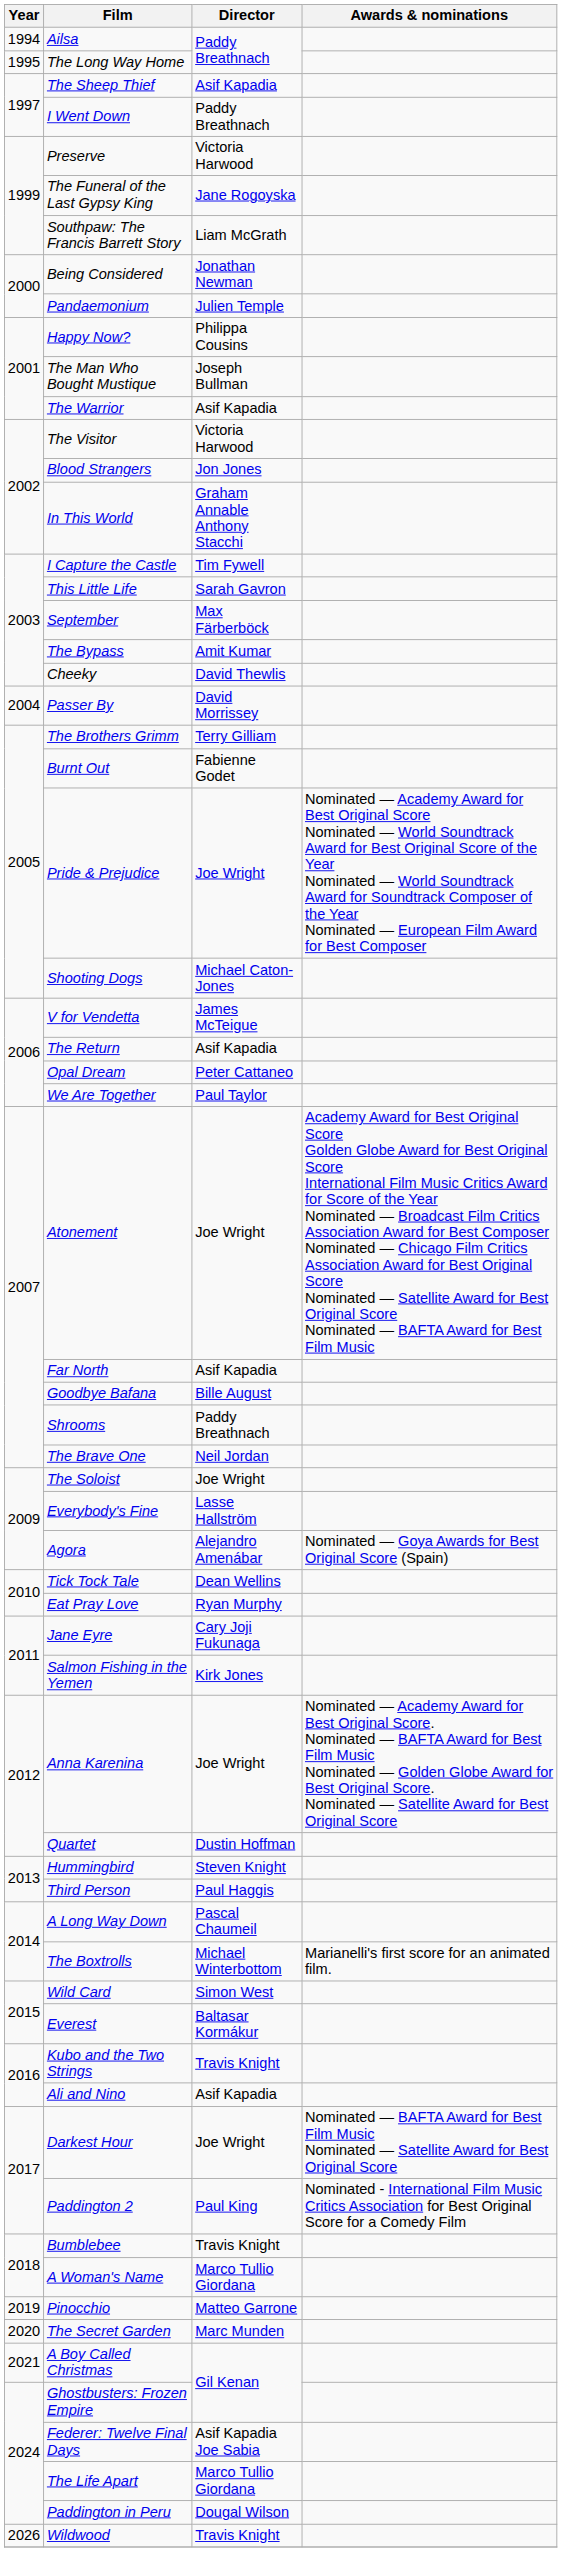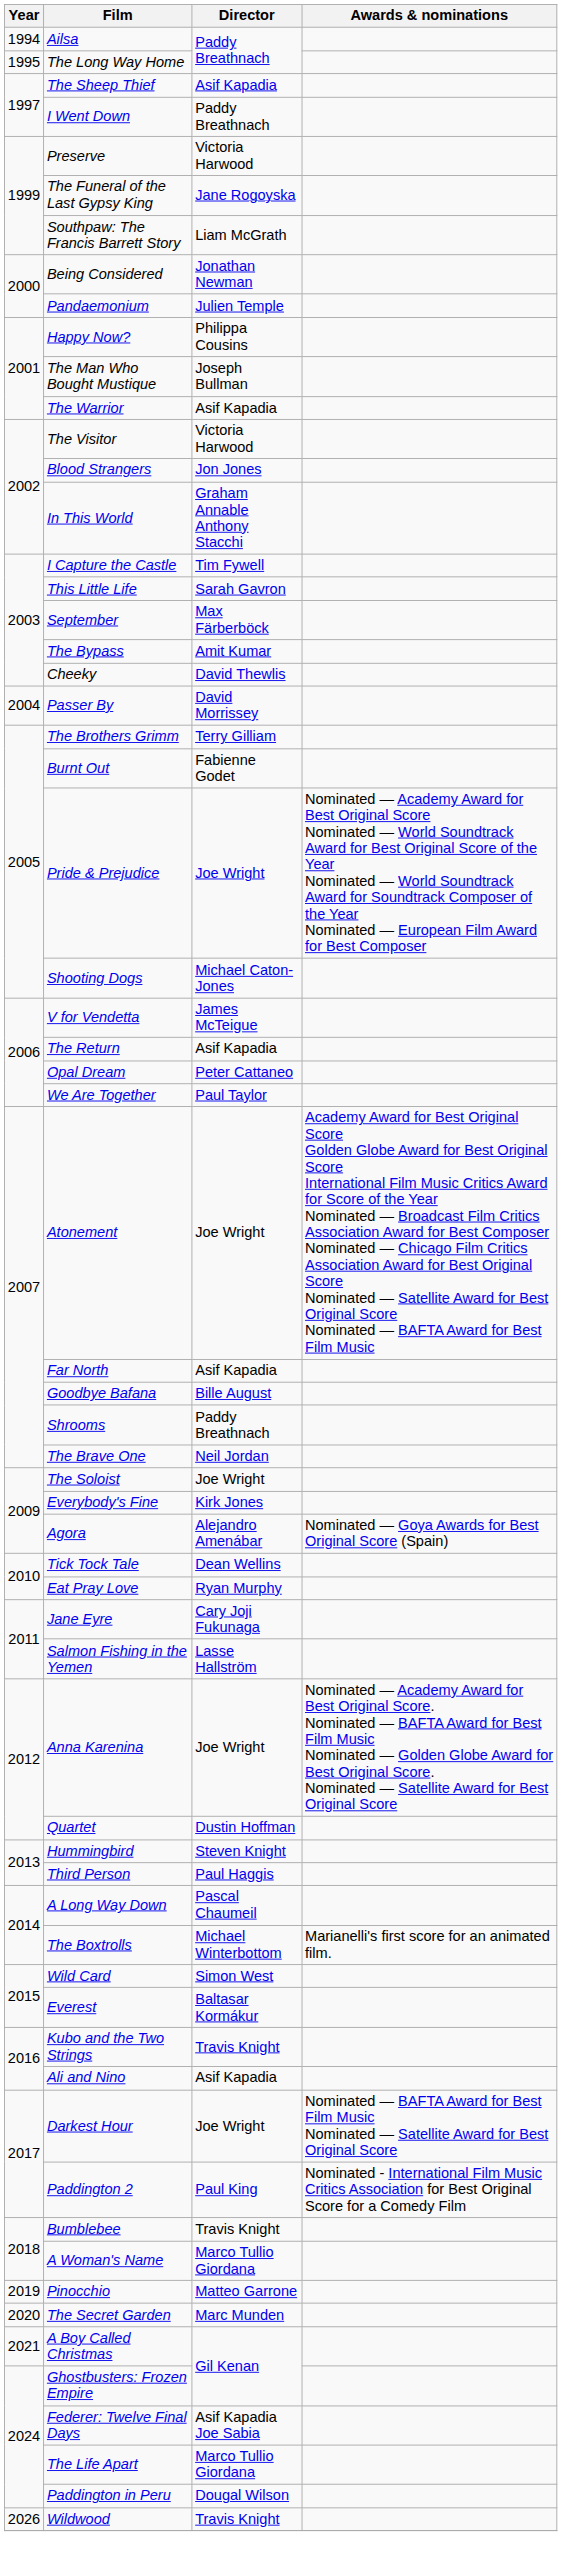(226, 1510) Lasse Hallström -> (229, 1502) Kirk Jones
(229, 1675) Kirk Jones -> (226, 1658) Lasse Hallström
